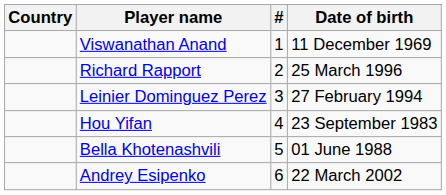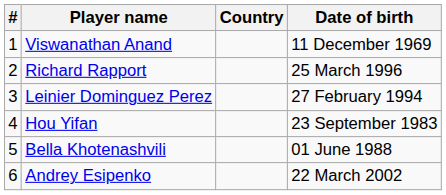columns swapped: (279, 17) <-> (40, 17)
